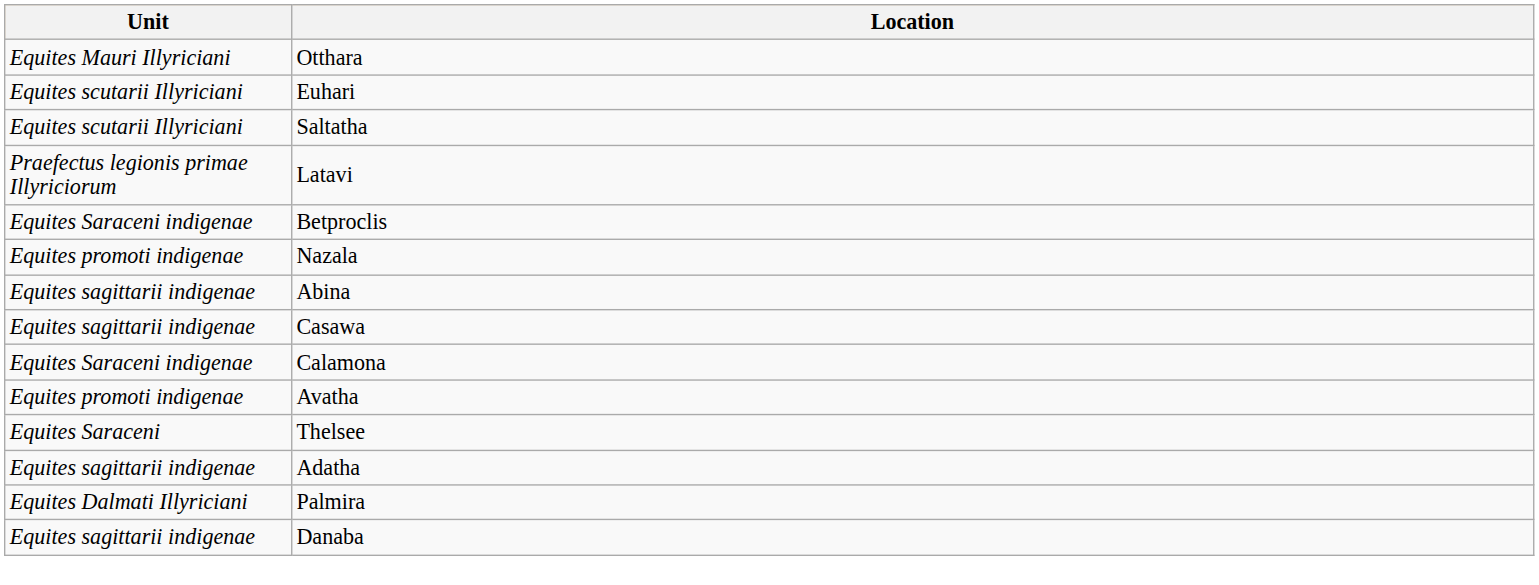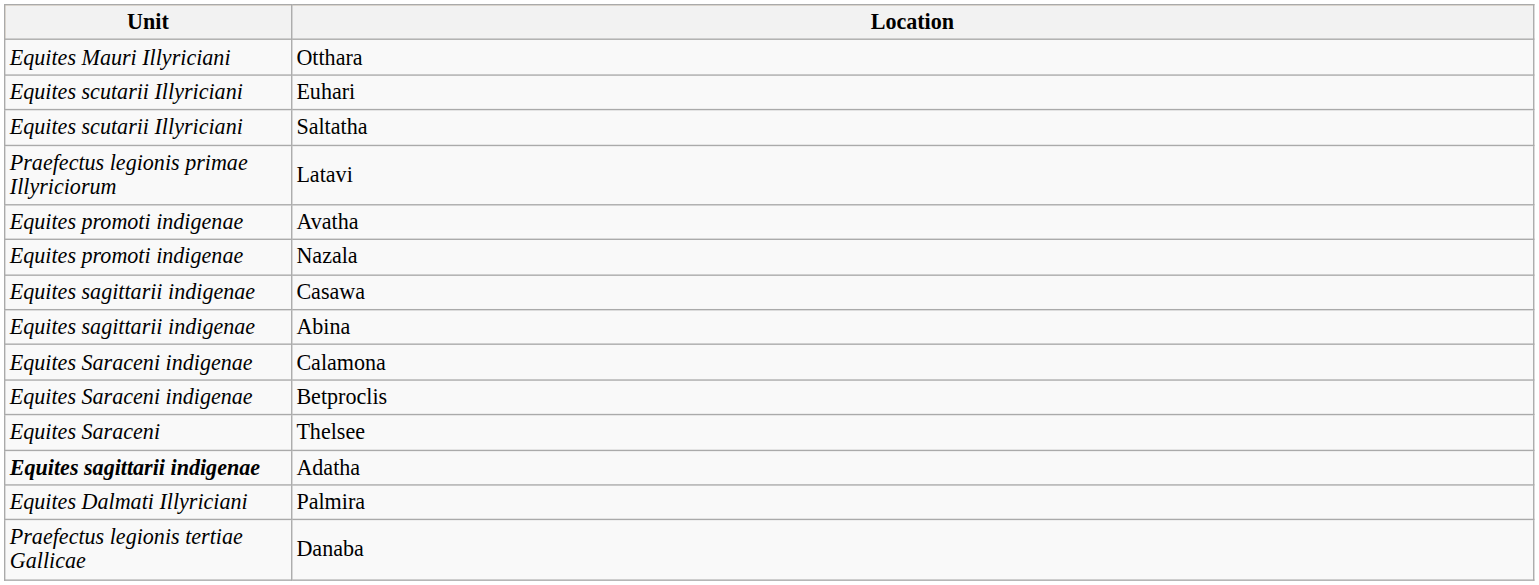rows swapped: (327, 397) <-> (342, 221)
rows swapped: (323, 291) <-> (331, 326)
(132, 467) normal -> (135, 467) bold
(132, 537) Equites sagittarii indigenae -> (126, 549) Praefectus legionis tertiae Gallicae
